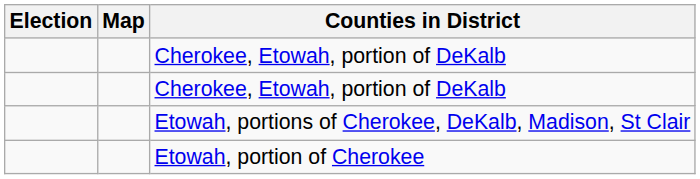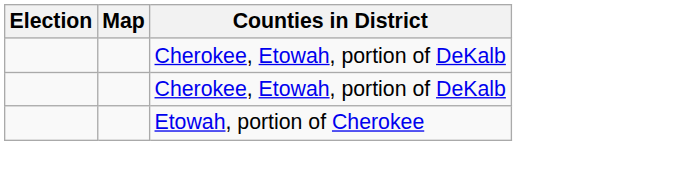- row: (51, 123)
